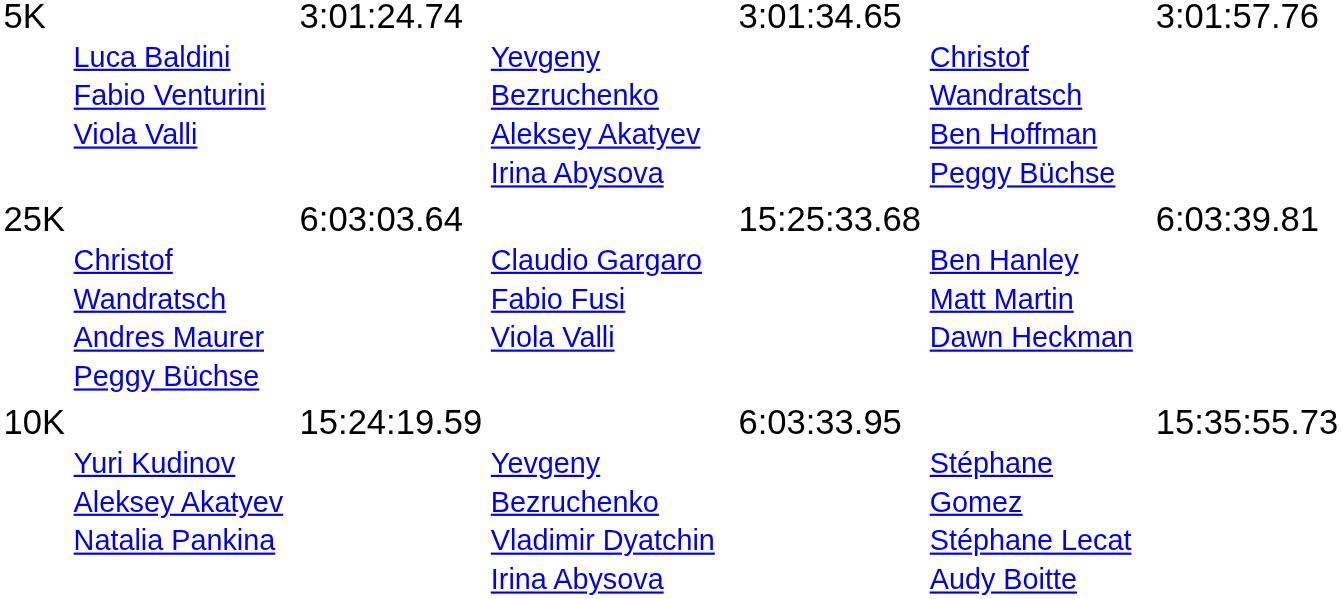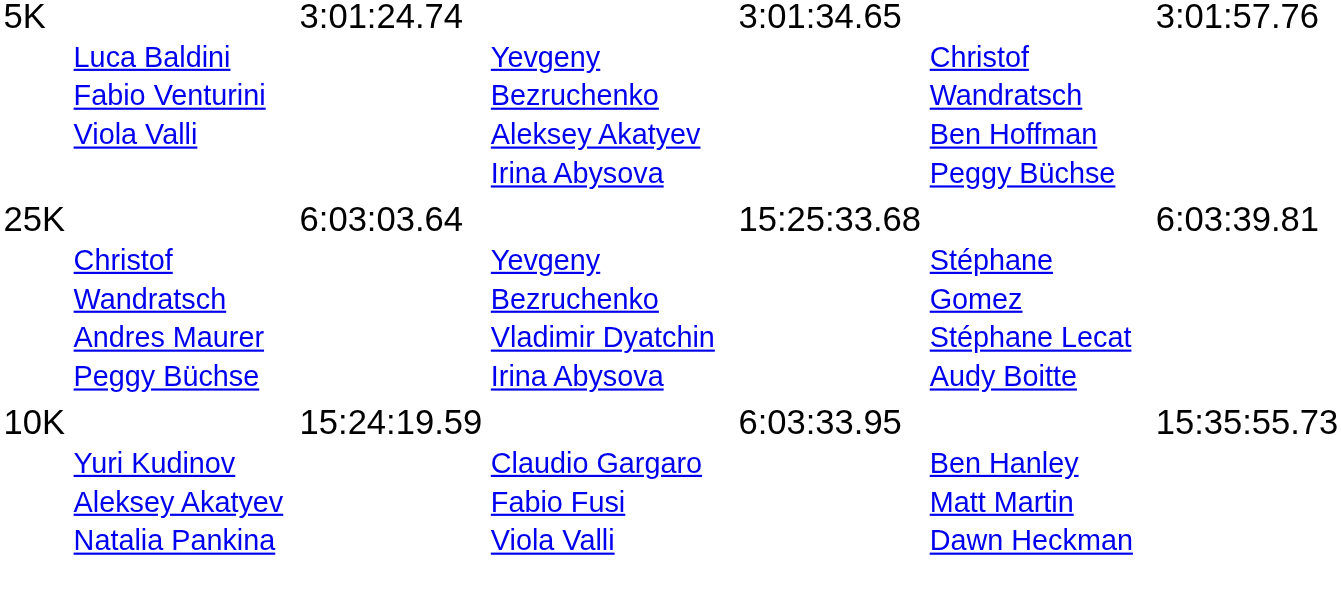(596, 299) Claudio Gargaro Fabio Fusi Viola Valli -> (603, 318) Yevgeny Bezruchenko Vladimir Dyatchin Irina Abysova
(1031, 299) Ben Hanley Matt Martin Dawn Heckman -> (1031, 318) Stéphane Gomez Stéphane Lecat Audy Boitte
(603, 521) Yevgeny Bezruchenko Vladimir Dyatchin Irina Abysova -> (596, 502) Claudio Gargaro Fabio Fusi Viola Valli
(1031, 521) Stéphane Gomez Stéphane Lecat Audy Boitte -> (1031, 502) Ben Hanley Matt Martin Dawn Heckman
